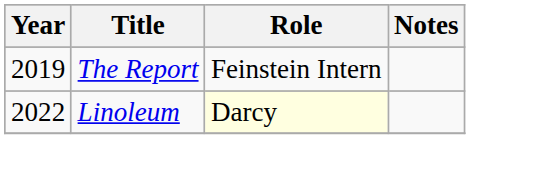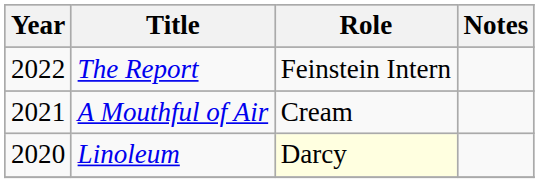(38, 68) 2019 -> (38, 68) 2022
+ row: (173, 111)
(38, 111) 2022 -> (38, 154) 2020
